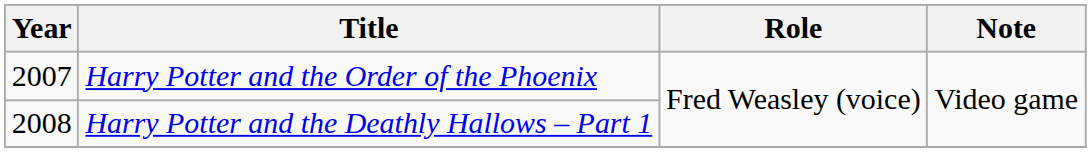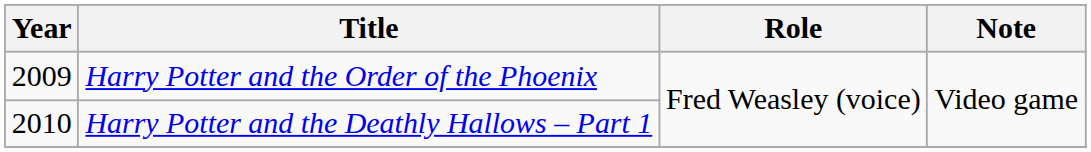(42, 75) 2007 -> (42, 75) 2009
(42, 123) 2008 -> (42, 123) 2010
